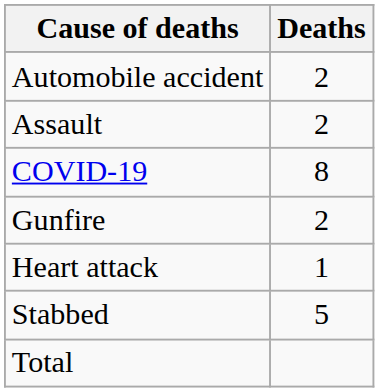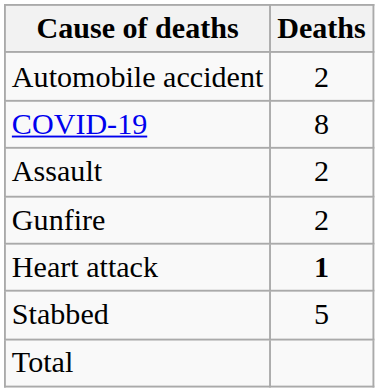rows swapped: (57, 123) <-> (80, 171)
(321, 266) normal -> (321, 266) bold
